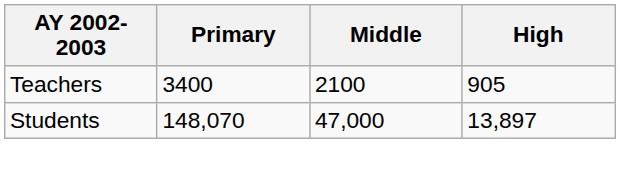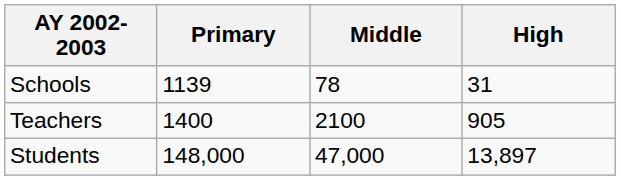+ row: (50, 84)
(188, 84) 3400 -> (188, 120) 1400
(203, 120) 148,070 -> (203, 156) 148,000
